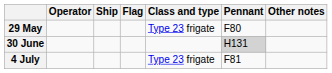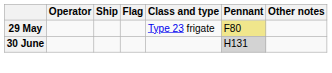(232, 28) no background -> (232, 28) khaki background
- row: (25, 60)
